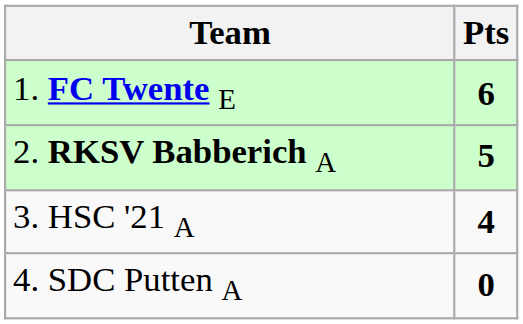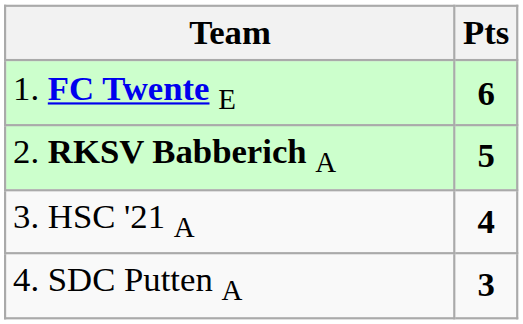(486, 284) 0 -> (486, 284) 3
